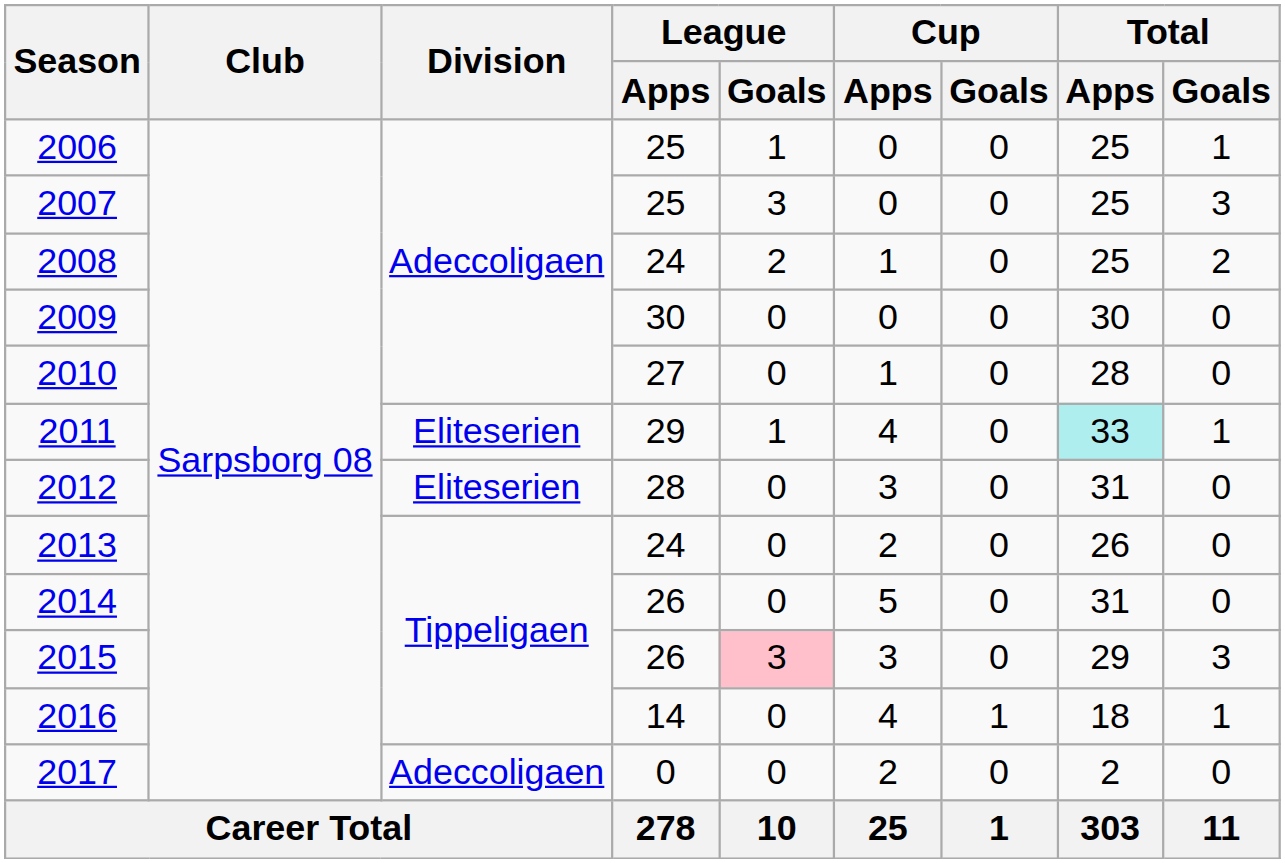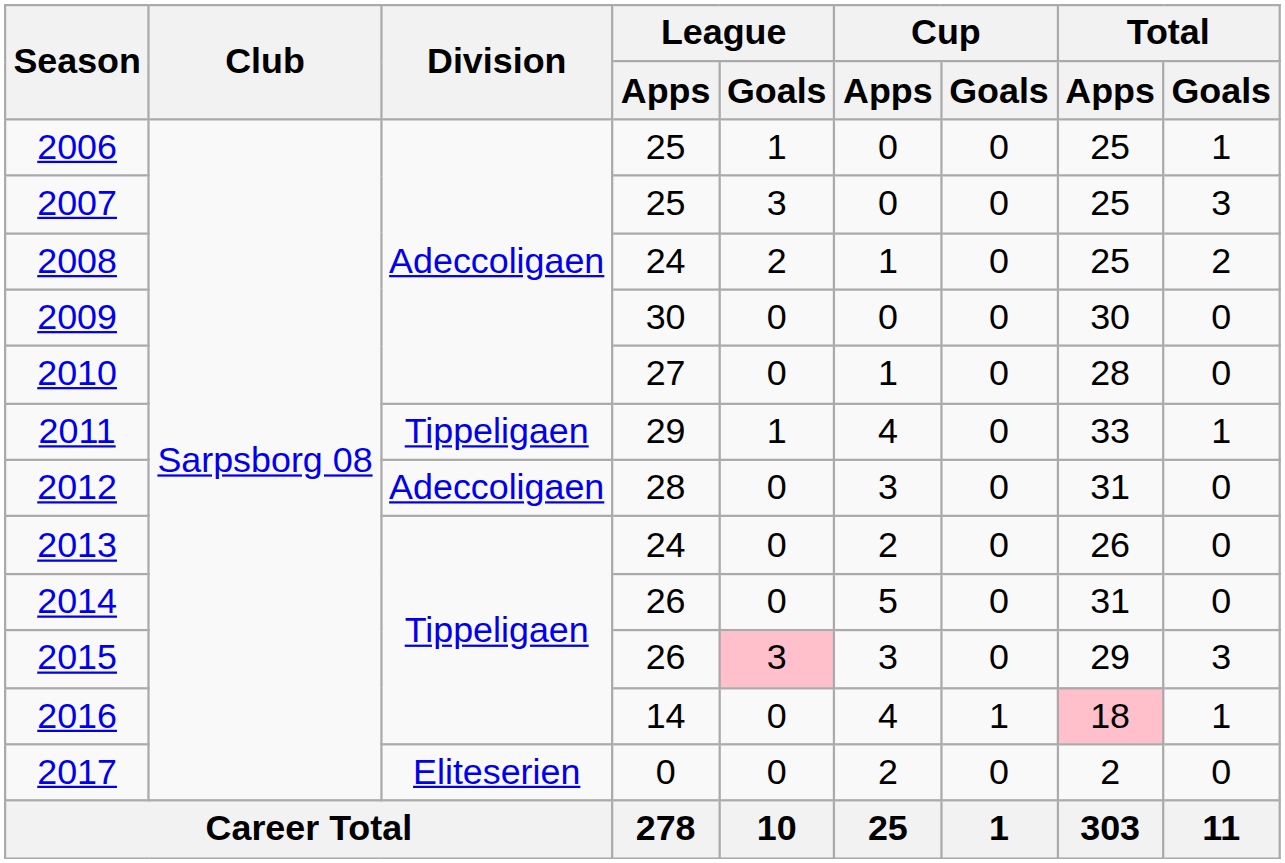(497, 430) Eliteserien -> (497, 430) Tippeligaen
(1110, 430) paleturquoise background -> (1110, 430) no background
(497, 487) Eliteserien -> (497, 487) Adeccoligaen
(1110, 714) no background -> (1110, 714) pink background
(497, 771) Adeccoligaen -> (497, 771) Eliteserien
